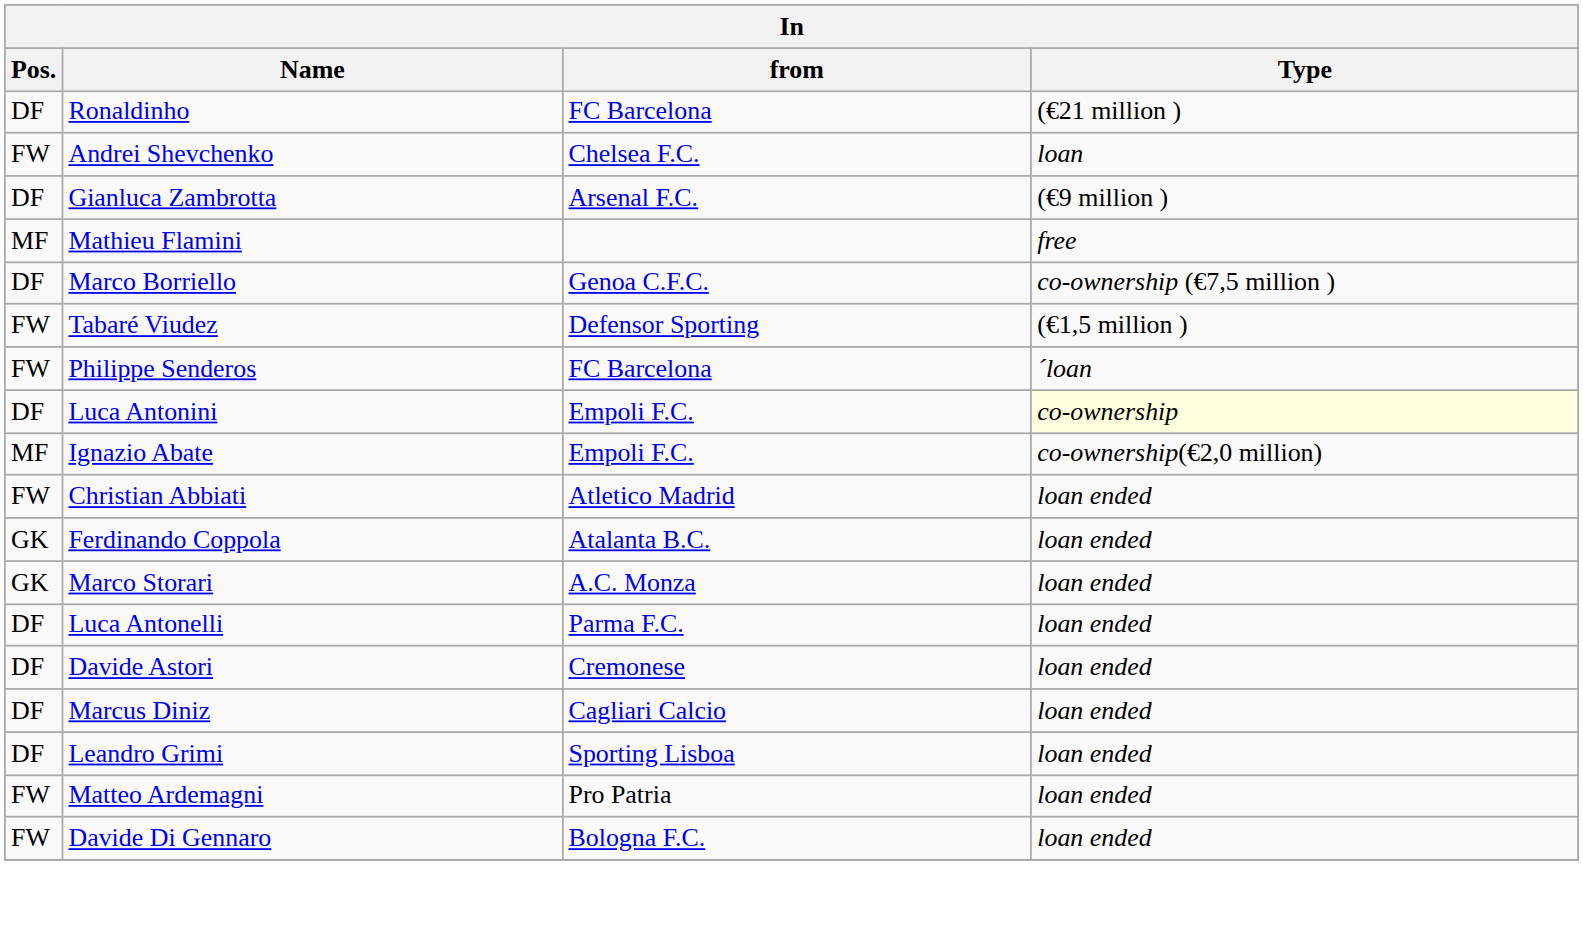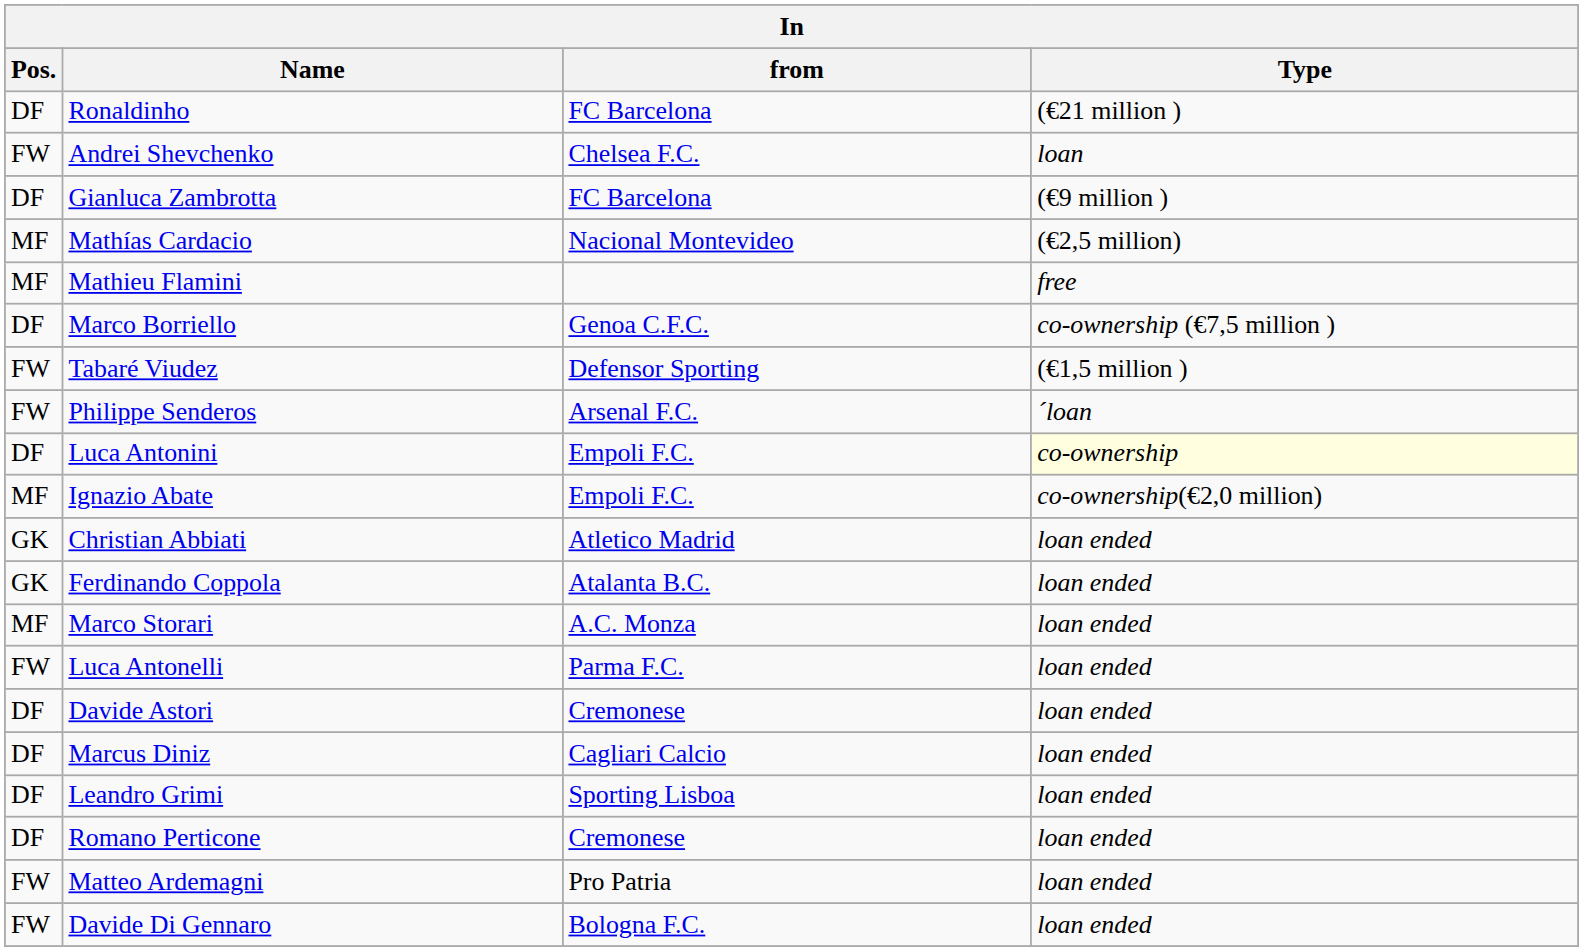(633, 197) Arsenal F.C. -> (640, 197) FC Barcelona
+ row: (160, 240)
(640, 368) FC Barcelona -> (633, 411) Arsenal F.C.
(30, 496) FW -> (30, 539) GK
(30, 582) GK -> (30, 624) MF
(28, 624) DF -> (30, 667) FW
+ row: (165, 838)
